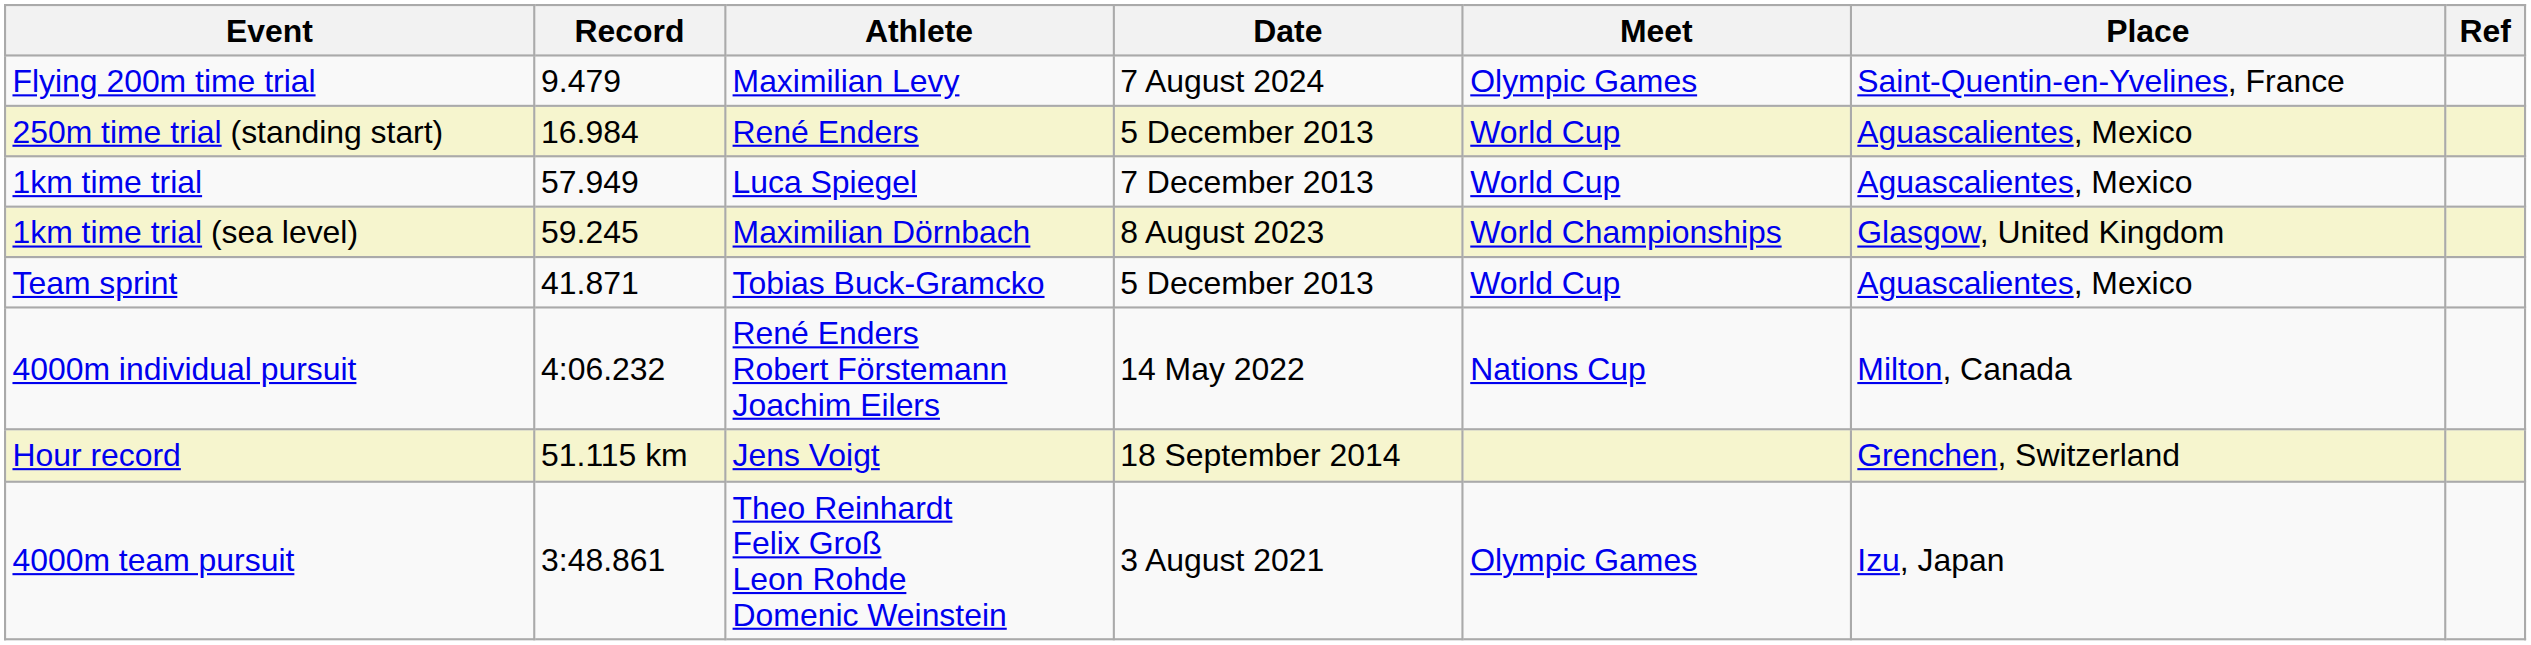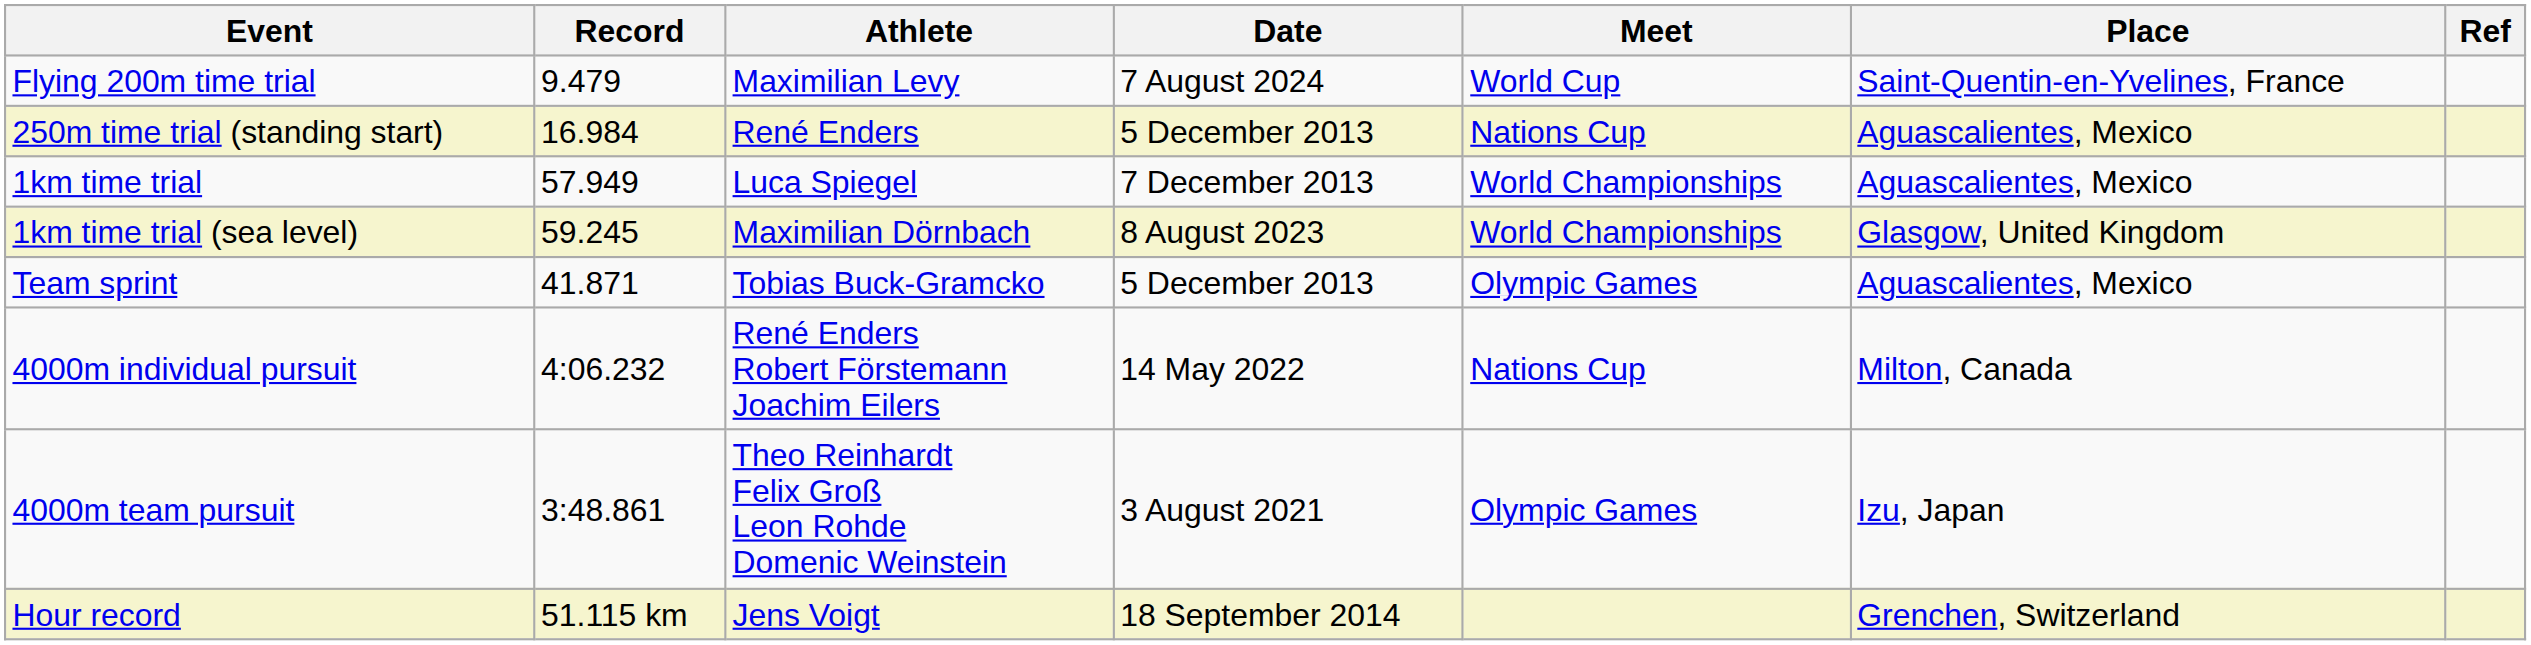(1584, 81) Olympic Games -> (1545, 81) World Cup
(1545, 132) World Cup -> (1558, 132) Nations Cup
(1545, 182) World Cup -> (1626, 182) World Championships
(1545, 283) World Cup -> (1584, 283) Olympic Games
rows swapped: (153, 560) <-> (97, 456)
